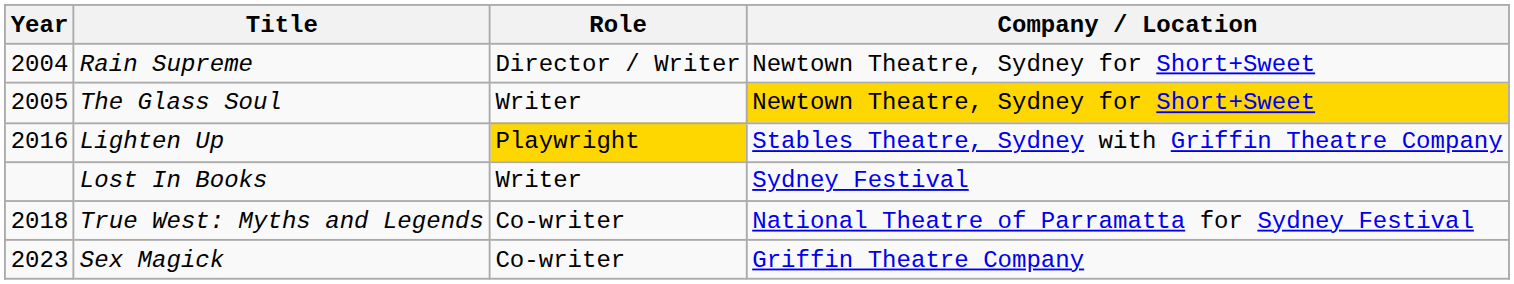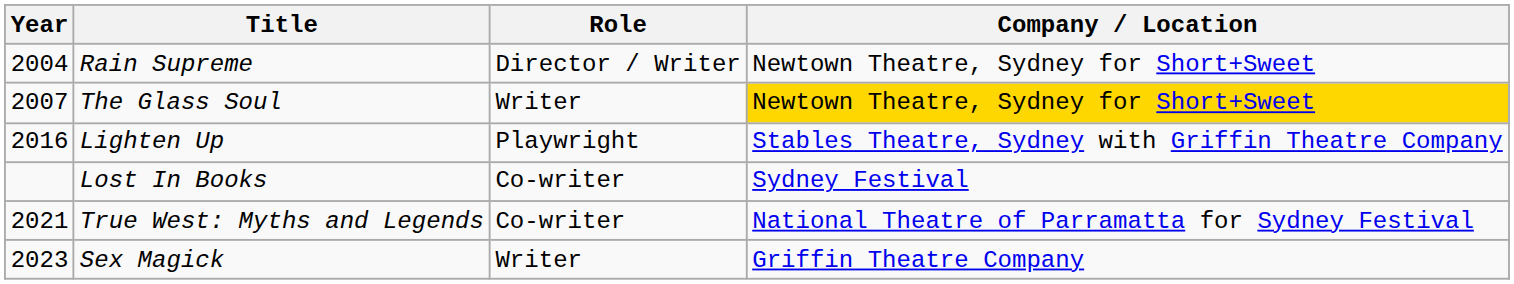(40, 103) 2005 -> (40, 103) 2007
(568, 142) gold background -> (568, 142) no background
(539, 181) Writer -> (560, 181) Co-writer
(40, 221) 2018 -> (40, 221) 2021
(560, 260) Co-writer -> (539, 260) Writer
